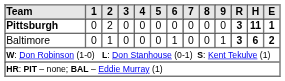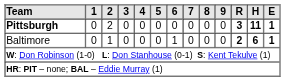(223, 40) 1 -> (223, 40) 0
(239, 40) 3 -> (239, 40) 2
(272, 40) 2 -> (272, 40) 1
